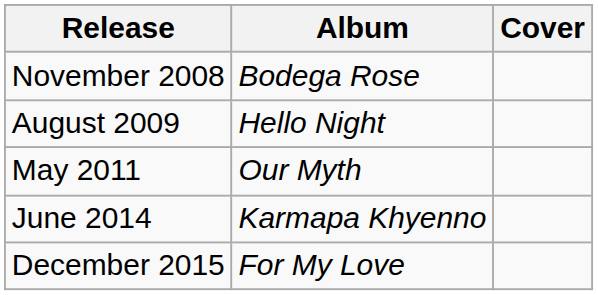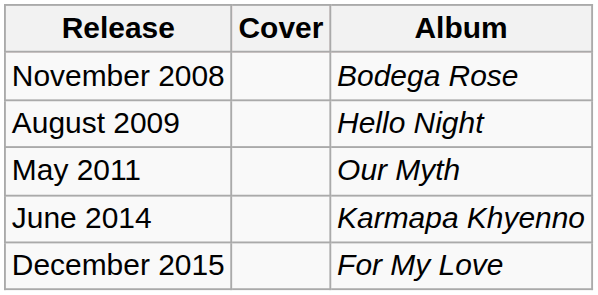columns swapped: (362, 28) <-> (543, 28)
